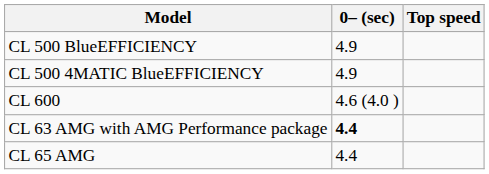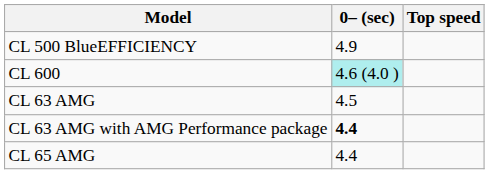- row: (136, 73)
(367, 100) no background -> (367, 73) paleturquoise background
+ row: (52, 100)
